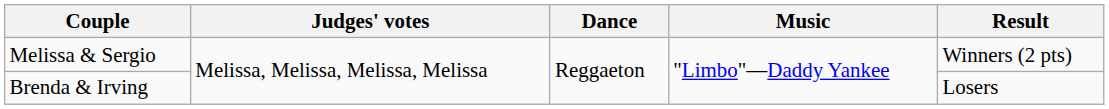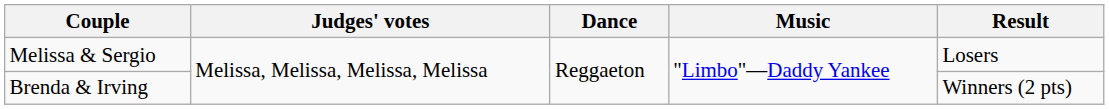(1007, 54) Winners (2 pts) -> (970, 54) Losers
(970, 87) Losers -> (1007, 87) Winners (2 pts)
